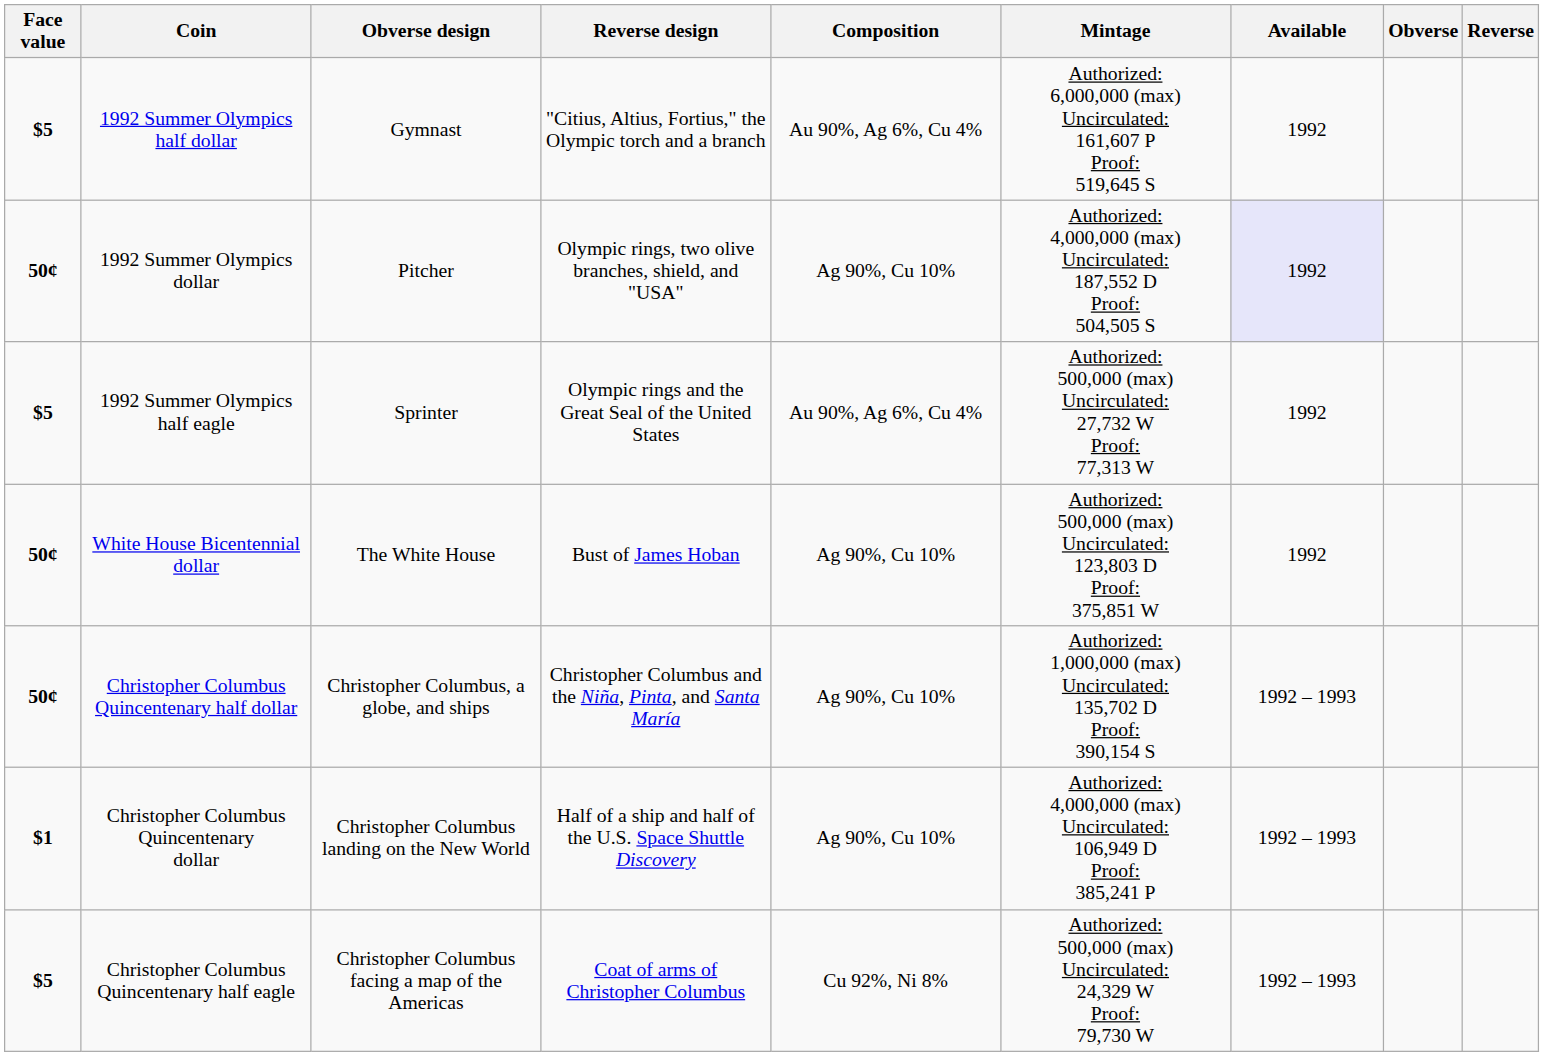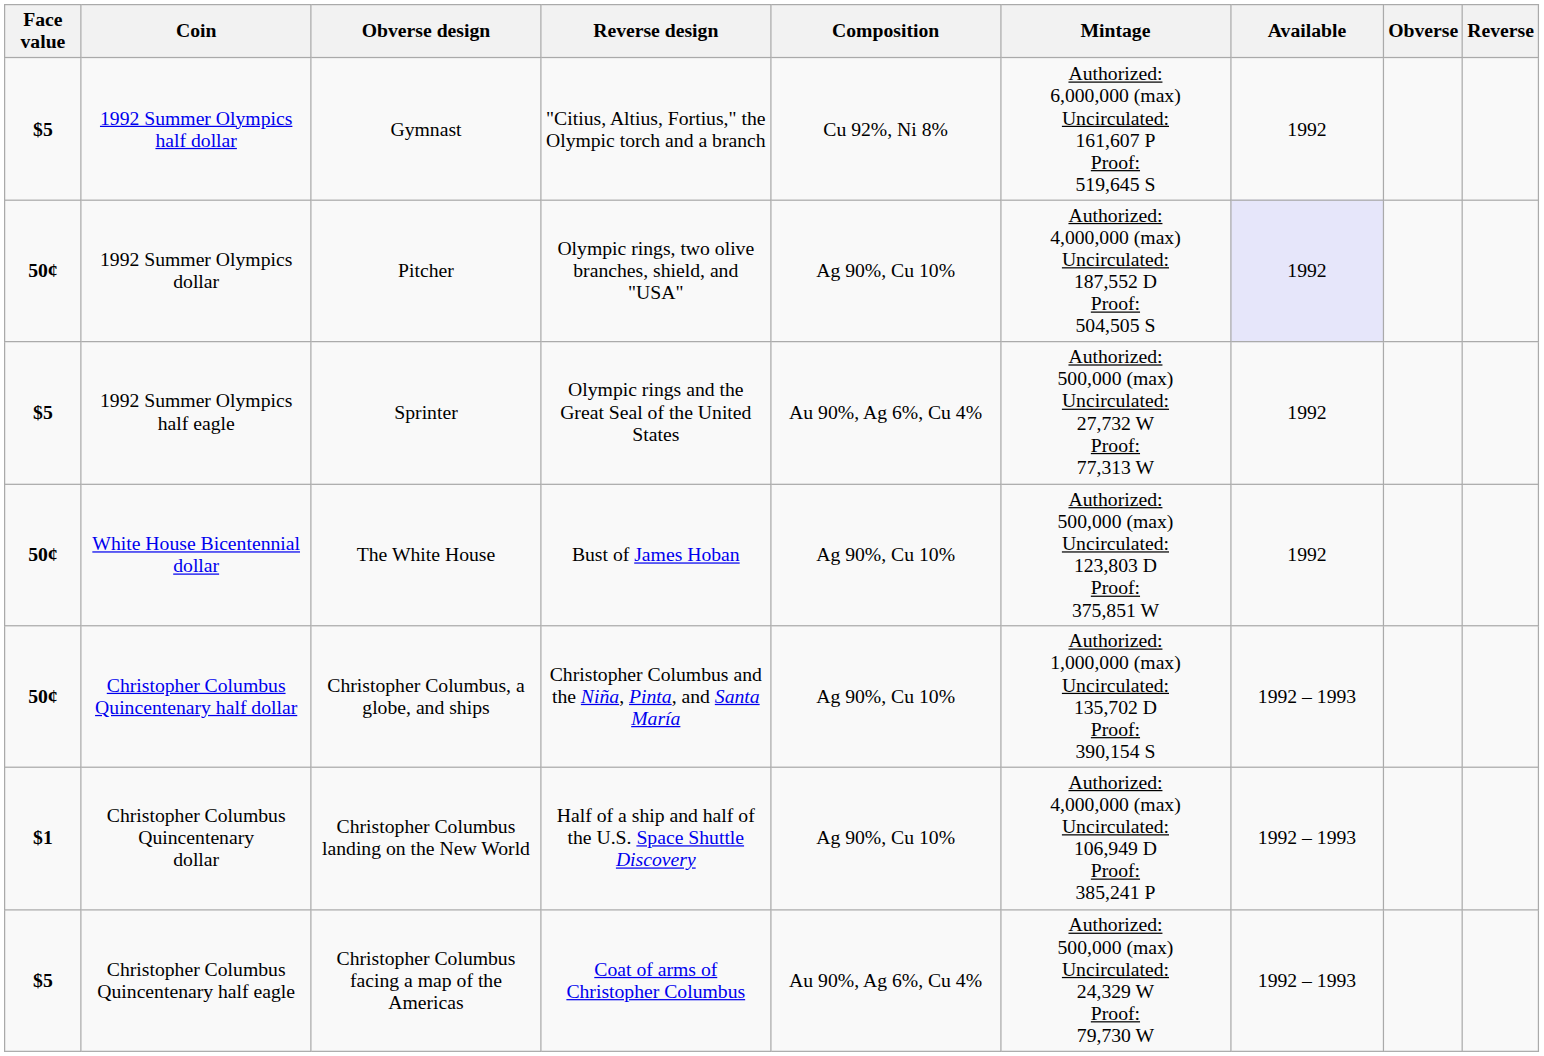(886, 128) Au 90%, Ag 6%, Cu 4% -> (886, 128) Cu 92%, Ni 8%
(886, 980) Cu 92%, Ni 8% -> (886, 980) Au 90%, Ag 6%, Cu 4%
